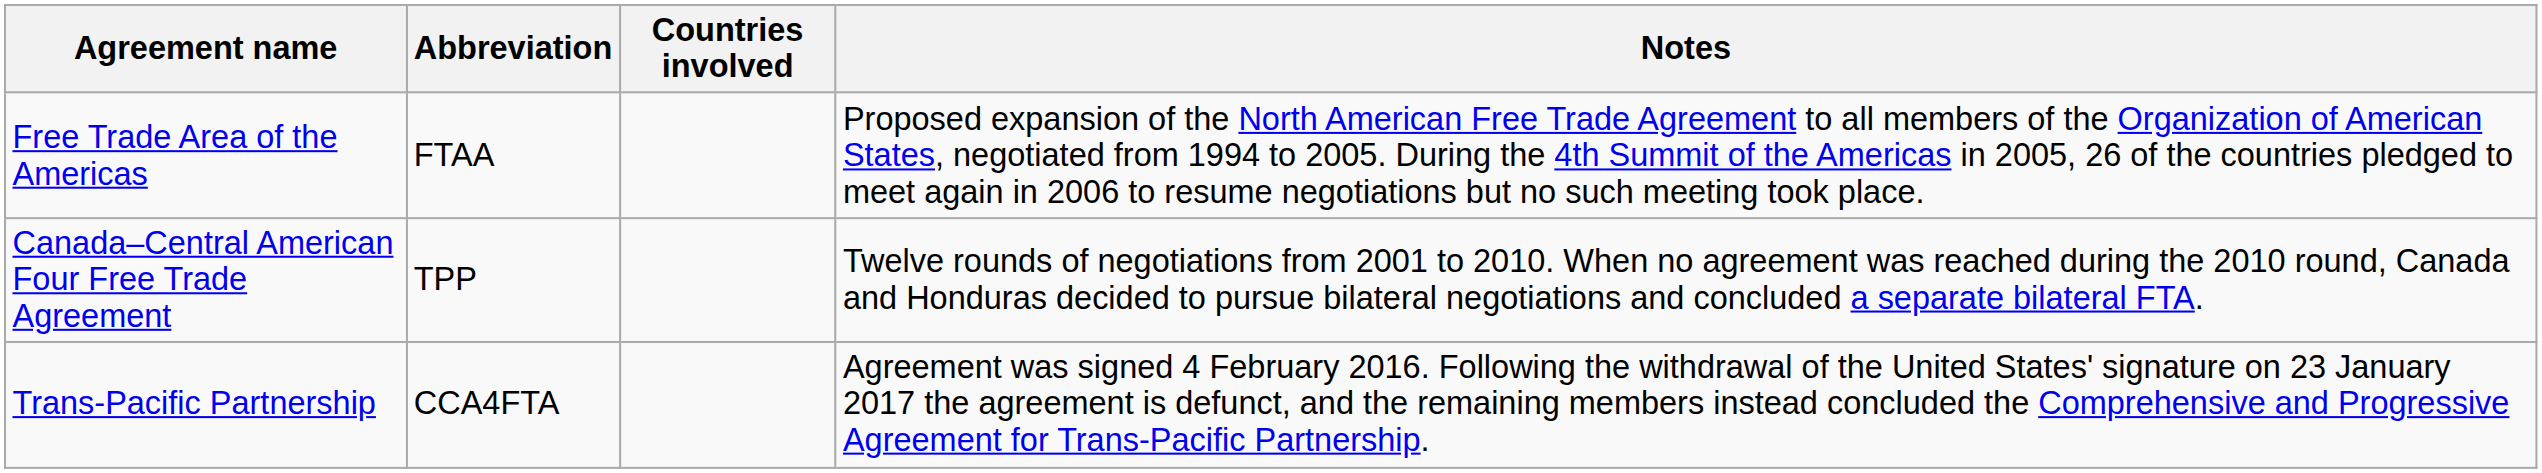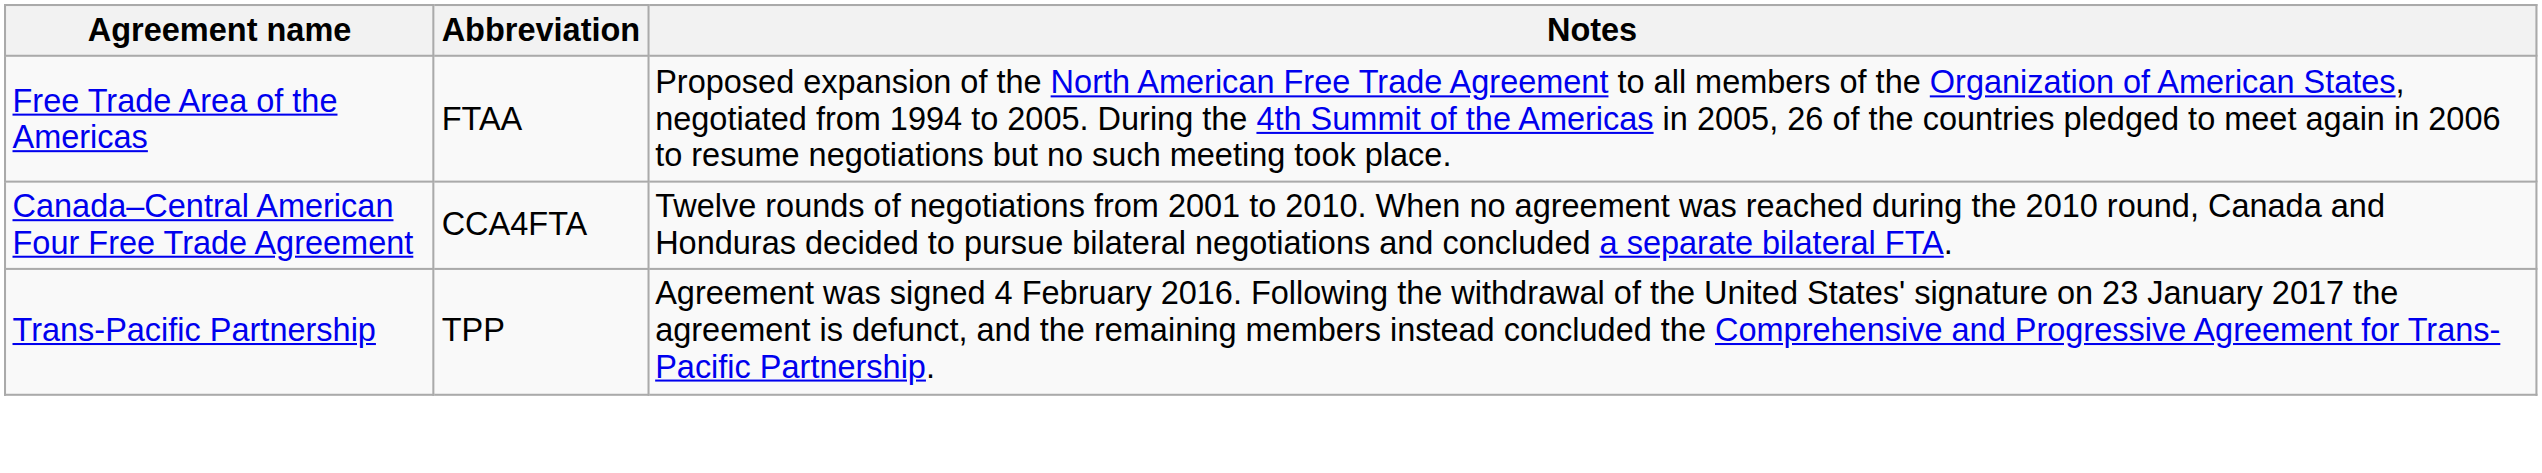- column: (728, 48)
(445, 279) TPP -> (514, 224) CCA4FTA
(487, 404) CCA4FTA -> (473, 330) TPP
